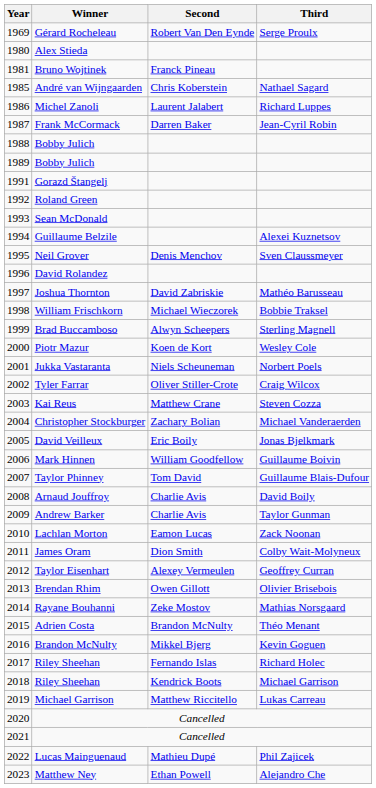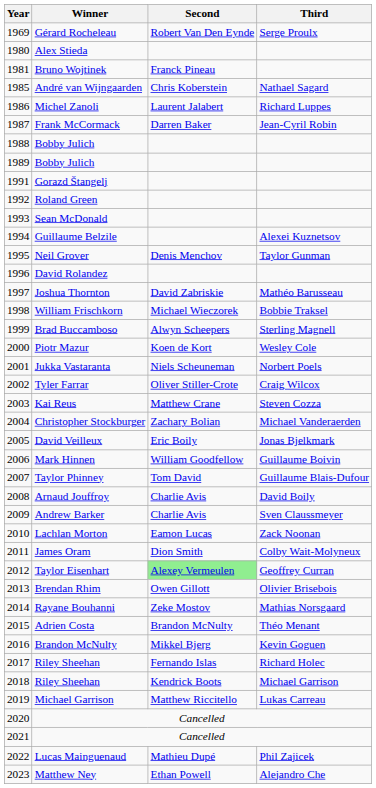(301, 255) Sven Claussmeyer -> (295, 255) Taylor Gunman
(295, 514) Taylor Gunman -> (301, 514) Sven Claussmeyer
(192, 570) no background -> (192, 570) lightgreen background
